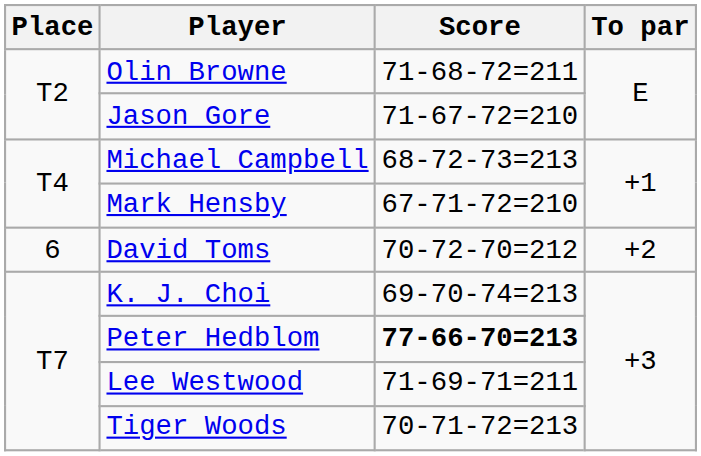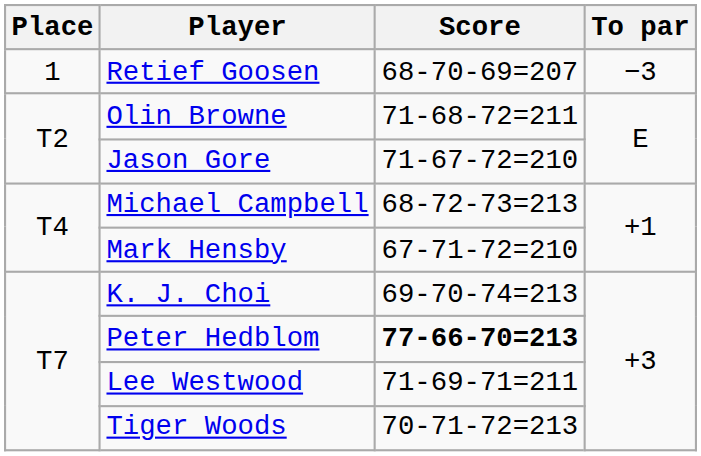+ row: (213, 72)
- row: (188, 250)
